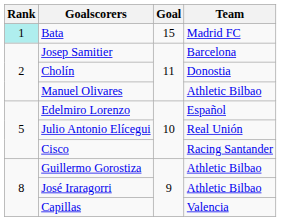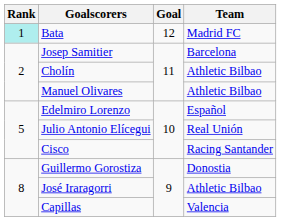(169, 33) 15 -> (169, 33) 12
(209, 71) Donostia -> (224, 71) Athletic Bilbao
(224, 168) Athletic Bilbao -> (209, 168) Donostia
